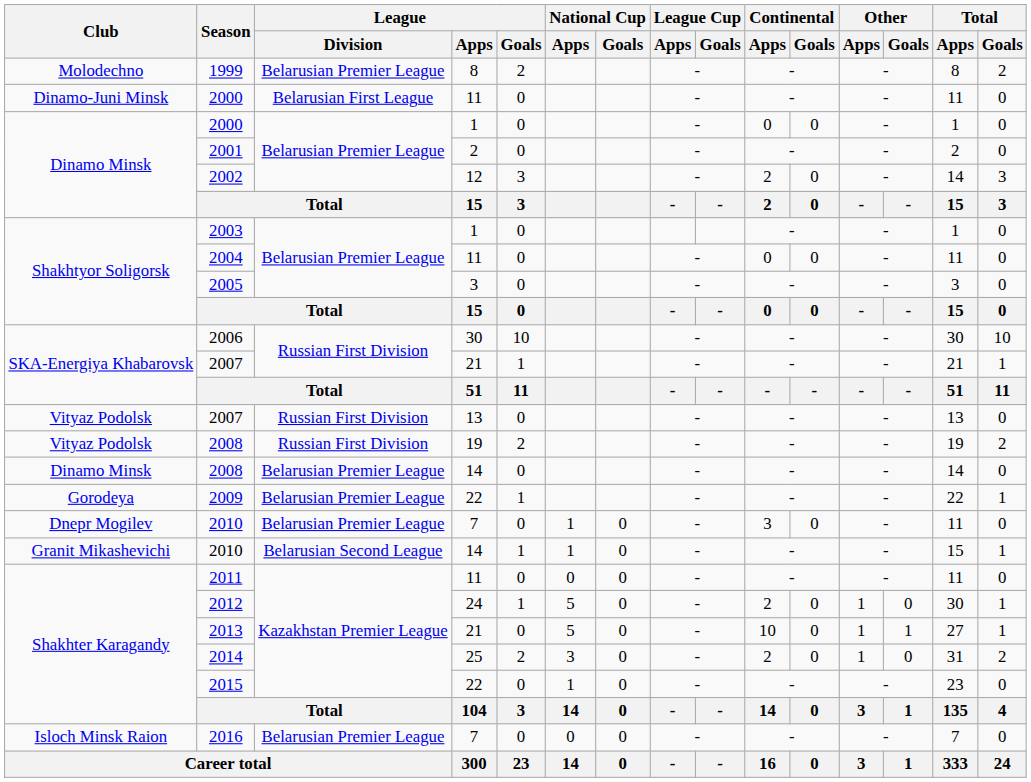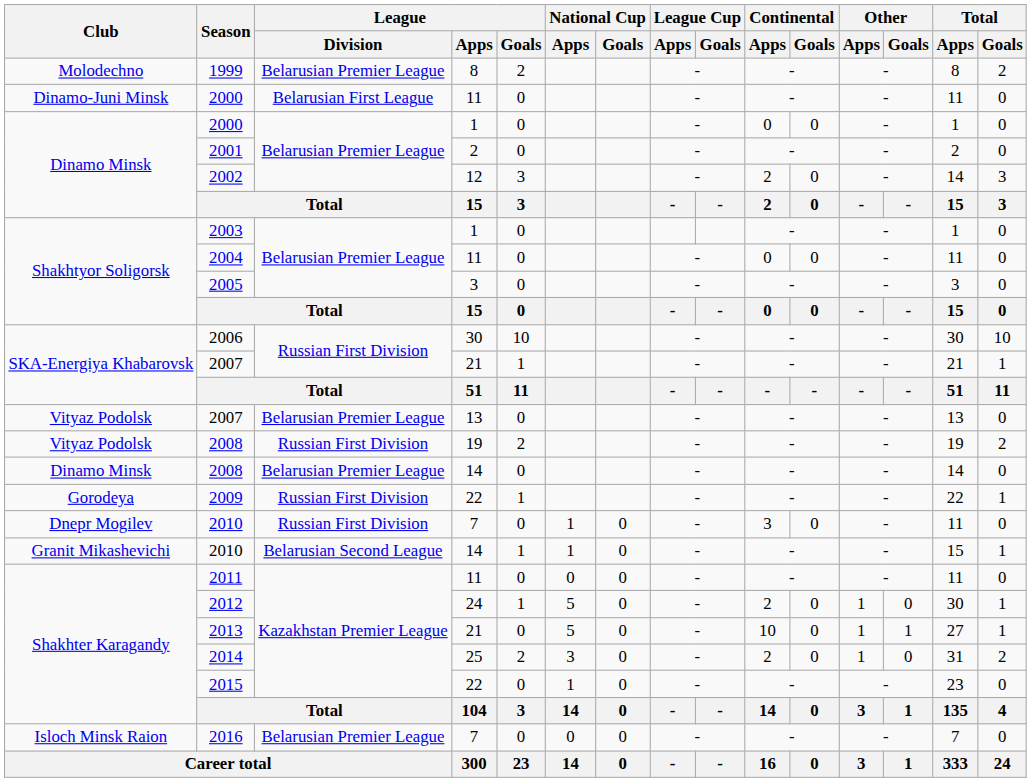(353, 417) Russian First Division -> (353, 417) Belarusian Premier League
(353, 497) Belarusian Premier League -> (353, 497) Russian First Division
(353, 524) Belarusian Premier League -> (353, 524) Russian First Division
